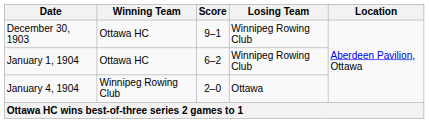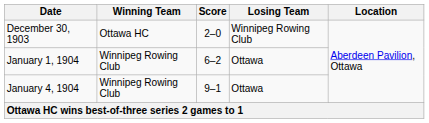(213, 34) 9–1 -> (213, 34) 2–0
(124, 61) Ottawa HC -> (139, 61) Winnipeg Rowing Club
(271, 61) Winnipeg Rowing Club -> (247, 61) Ottawa
(213, 88) 2–0 -> (213, 88) 9–1
